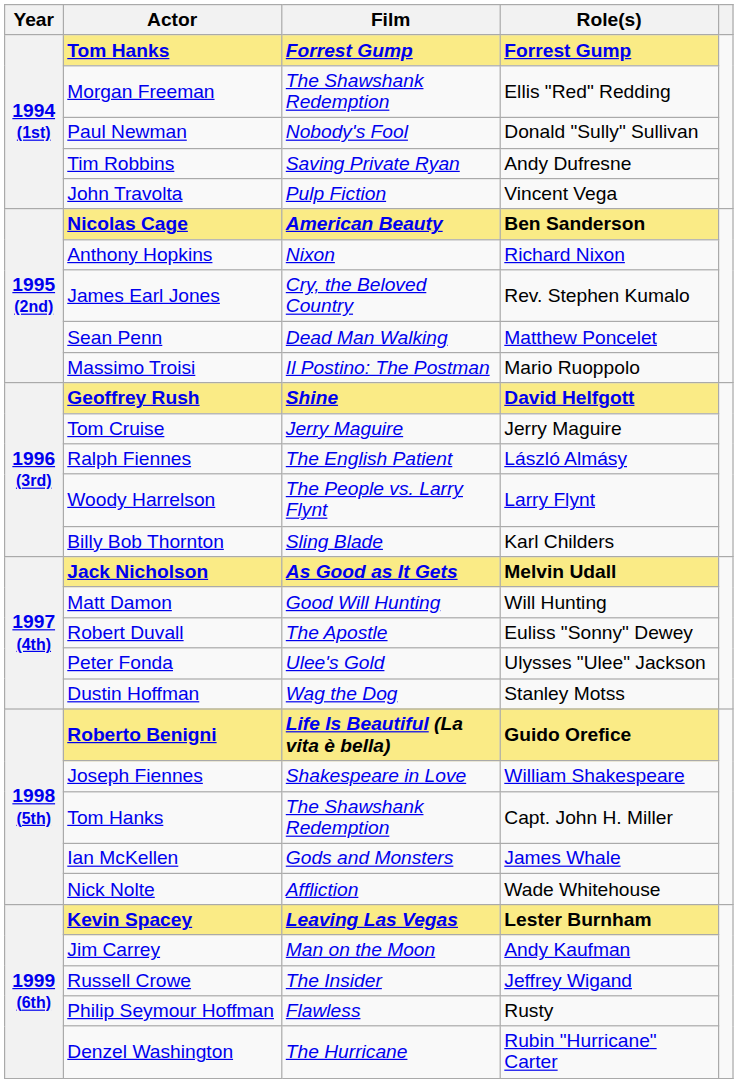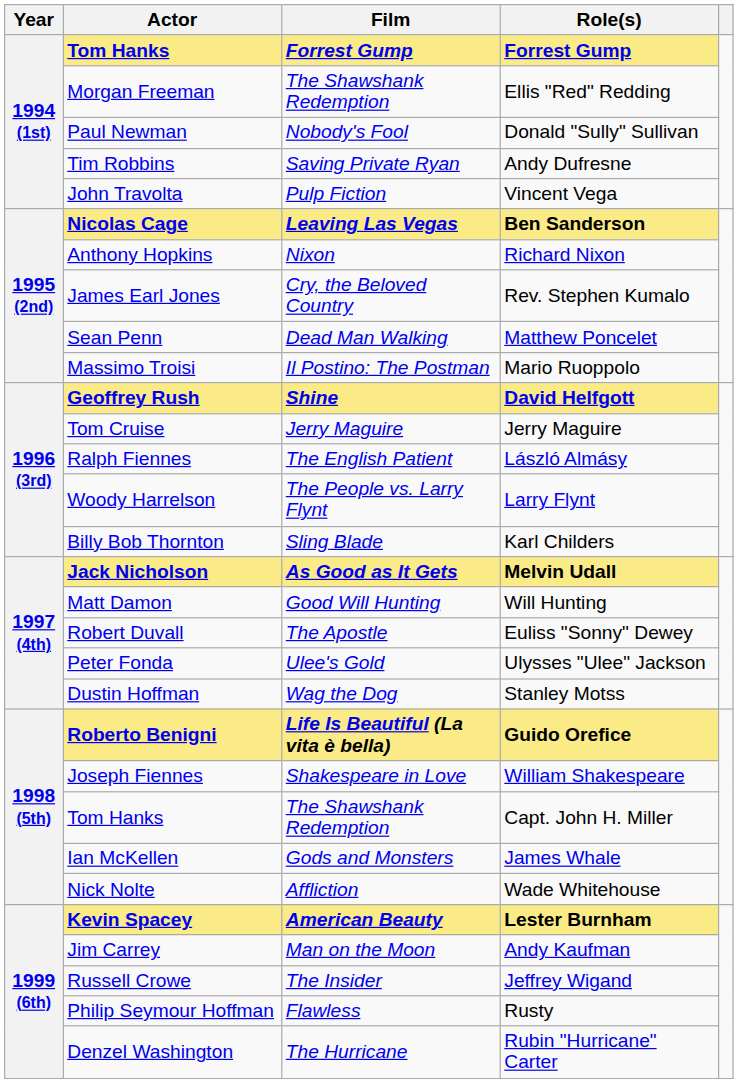(364, 224) American Beauty -> (372, 224) Leaving Las Vegas
(372, 919) Leaving Las Vegas -> (364, 919) American Beauty
